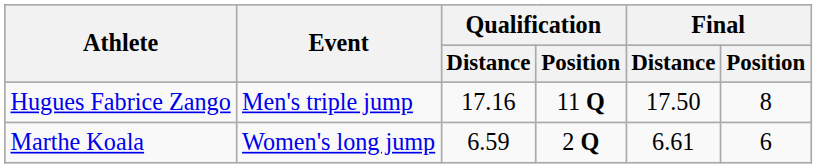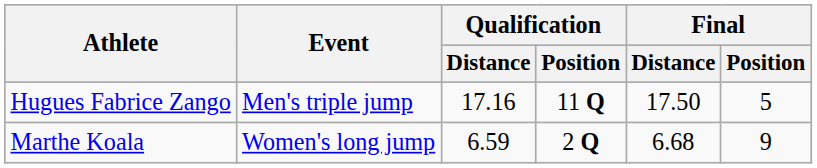(766, 102) 8 -> (766, 102) 5
(673, 142) 6.61 -> (673, 142) 6.68
(766, 142) 6 -> (766, 142) 9
